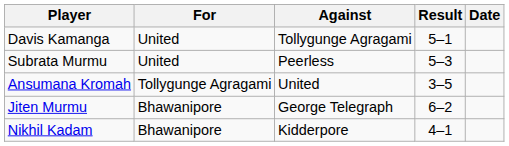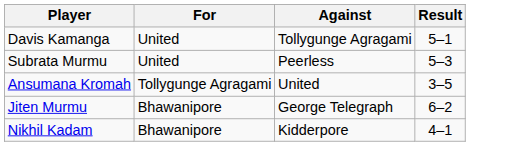- column: (485, 15)
